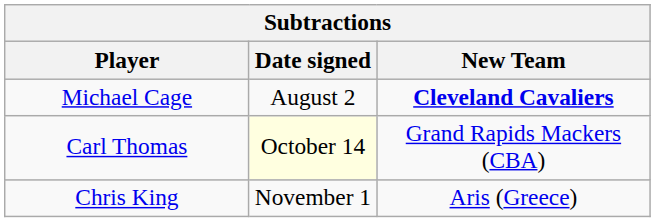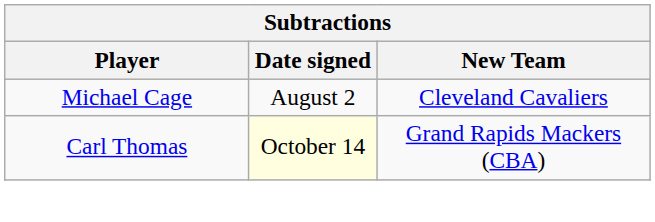(513, 97) bold -> (513, 97) normal
- row: (127, 197)
